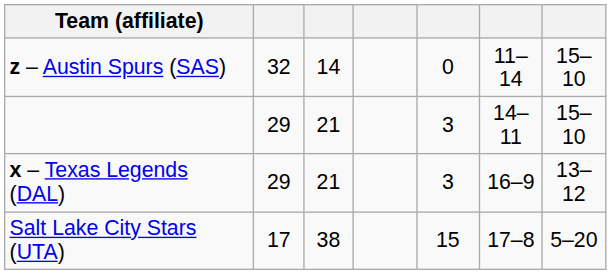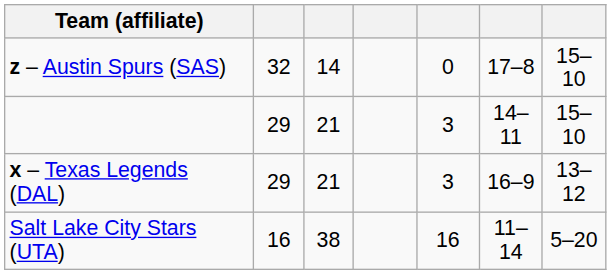(511, 67) 11–14 -> (511, 67) 17–8
(279, 240) 17 -> (279, 240) 16
(448, 240) 15 -> (448, 240) 16
(511, 240) 17–8 -> (511, 240) 11–14
